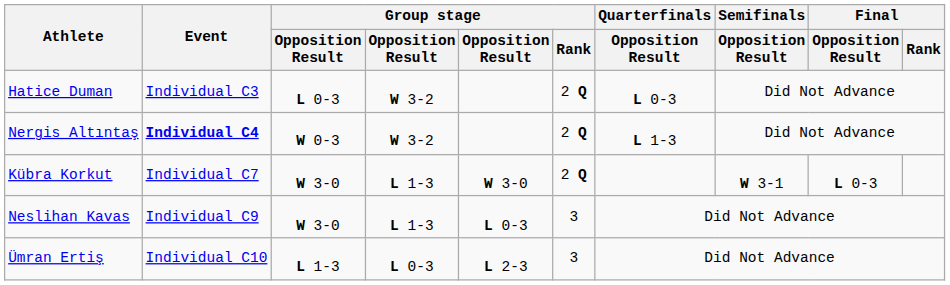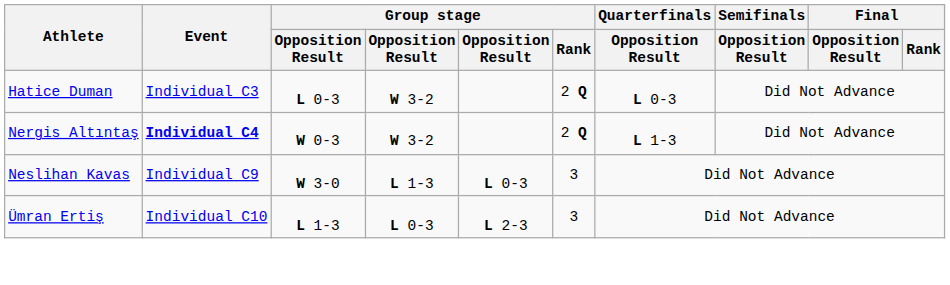- row: (60, 175)
